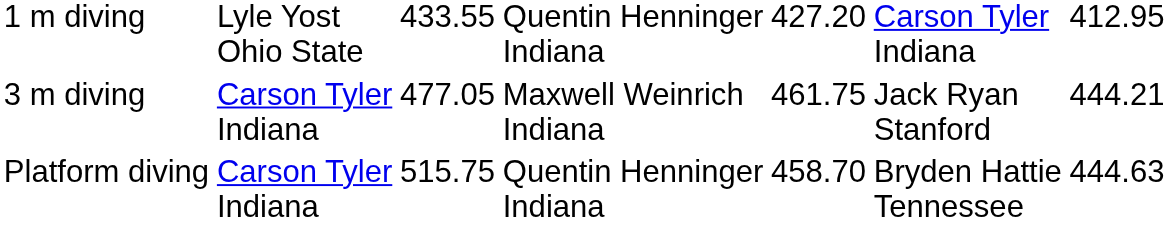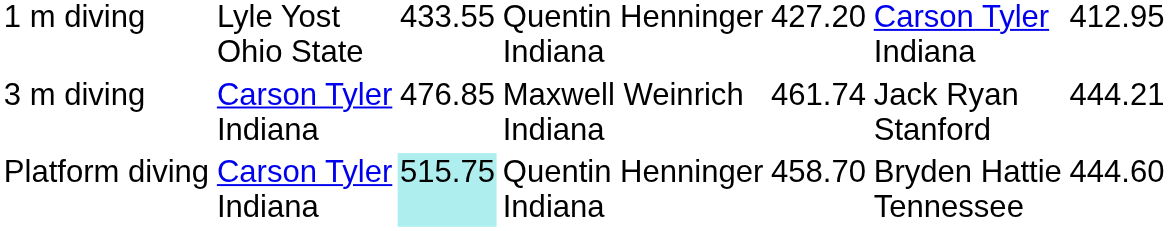(448, 94) 477.05 -> (448, 94) 476.85
(819, 94) 461.75 -> (819, 94) 461.74
(448, 172) no background -> (448, 172) paleturquoise background
(1117, 172) 444.63 -> (1117, 172) 444.60
